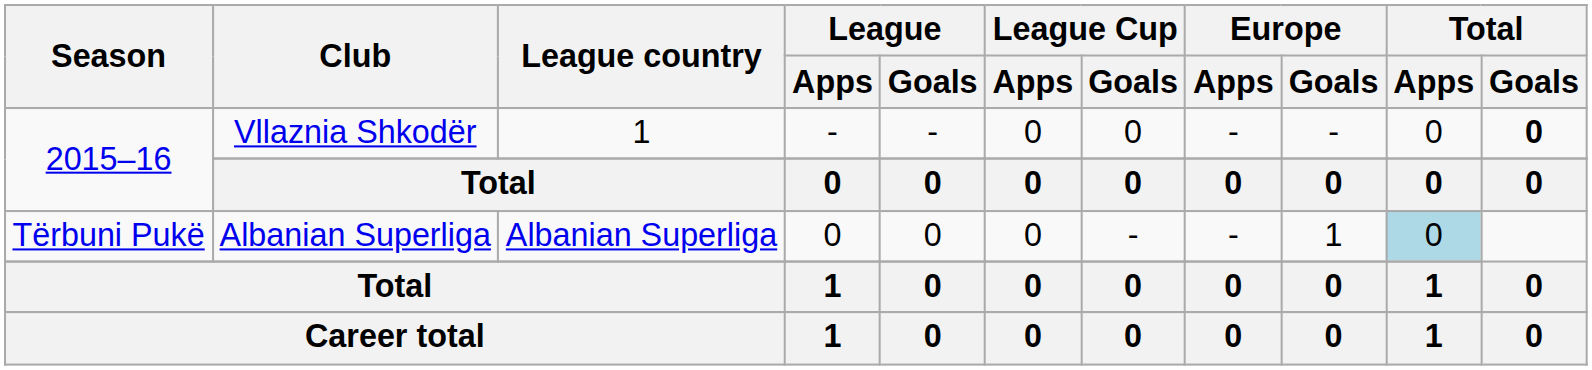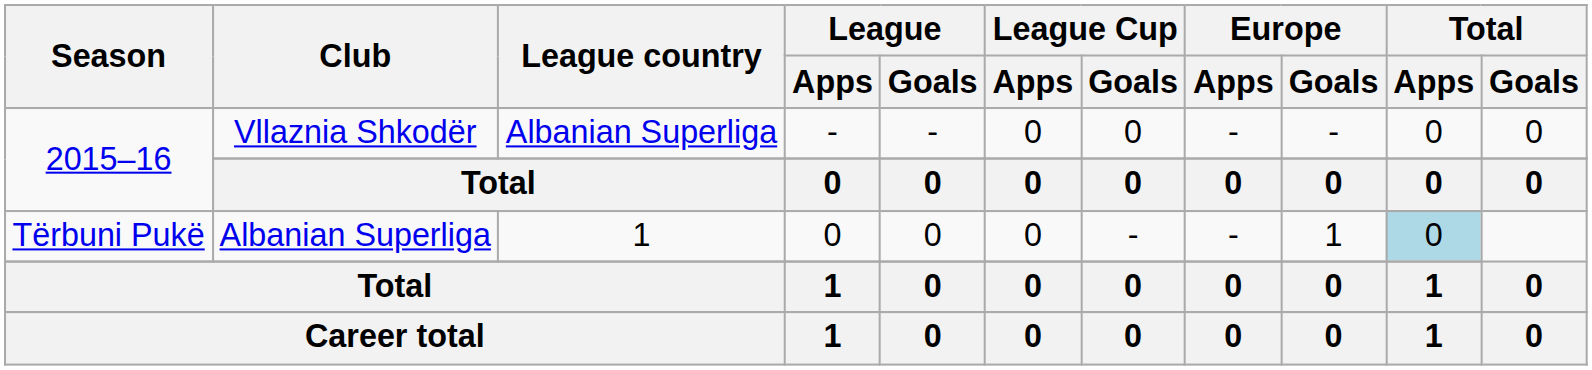(641, 132) 1 -> (642, 132) Albanian Superliga
(1534, 132) bold -> (1534, 132) normal
(642, 235) Albanian Superliga -> (641, 235) 1
